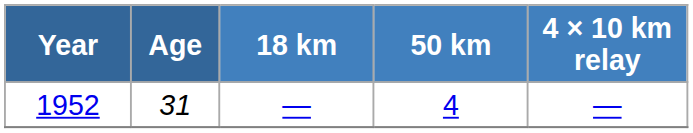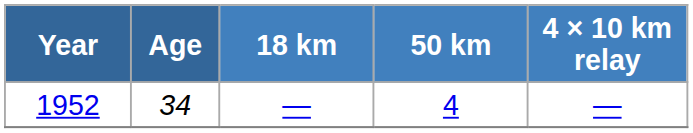(175, 105) 31 -> (175, 105) 34
